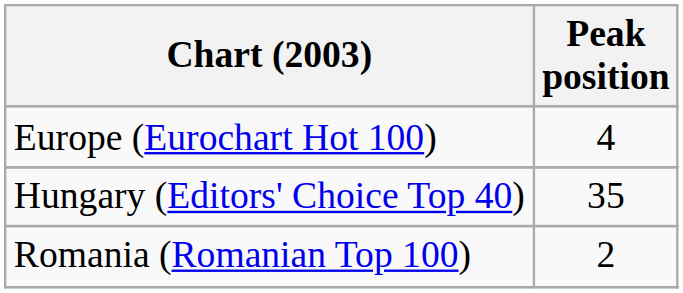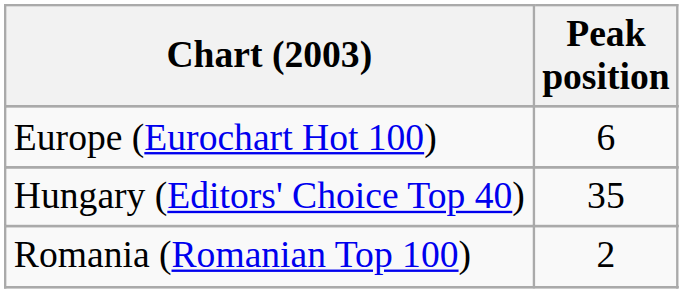(606, 136) 4 -> (606, 136) 6
